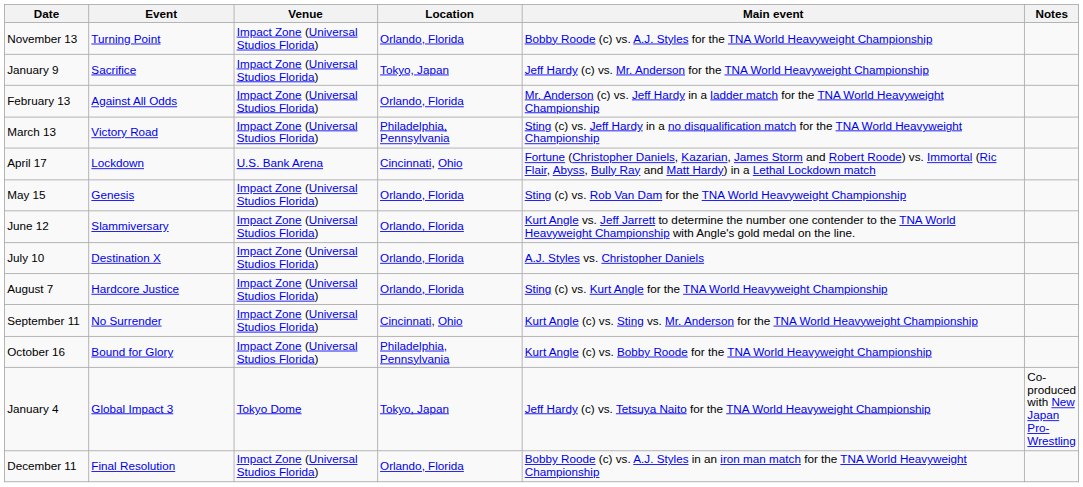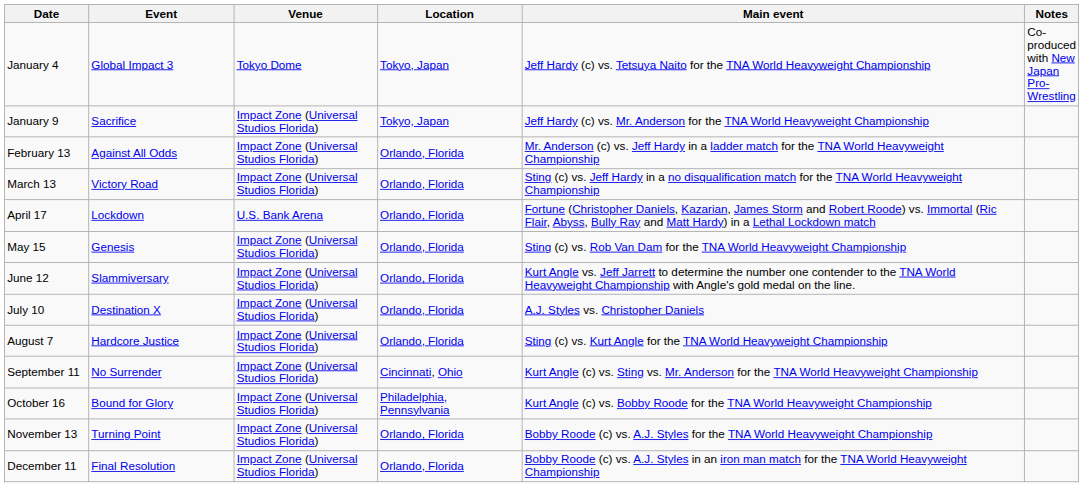rows swapped: (33, 409) <-> (42, 38)
(415, 132) Philadelphia, Pennsylvania -> (422, 184) Orlando, Florida
(421, 163) Cincinnati, Ohio -> (422, 215) Orlando, Florida
